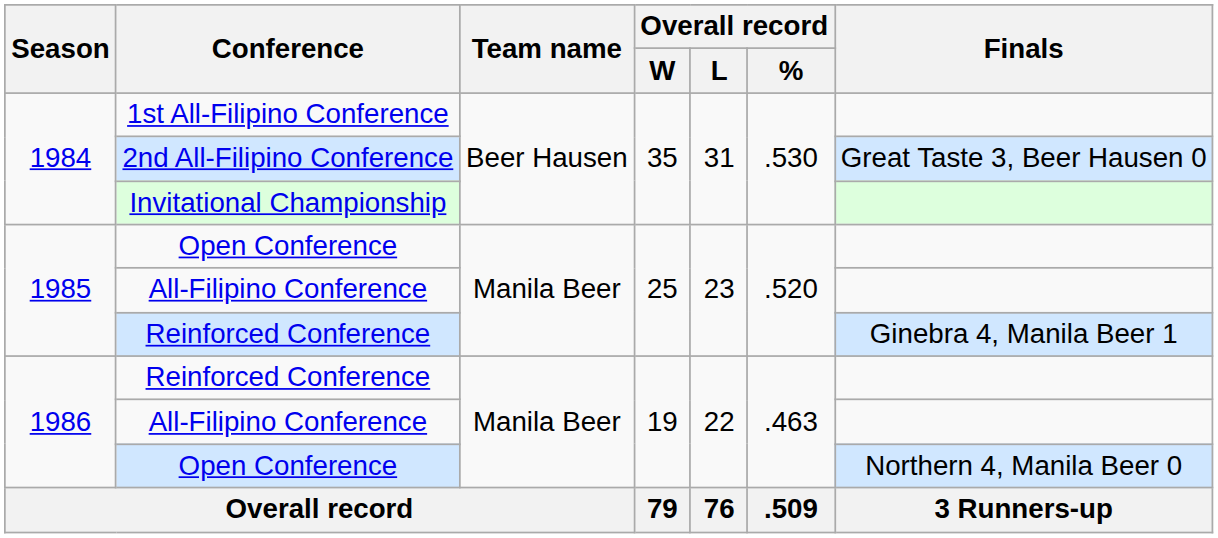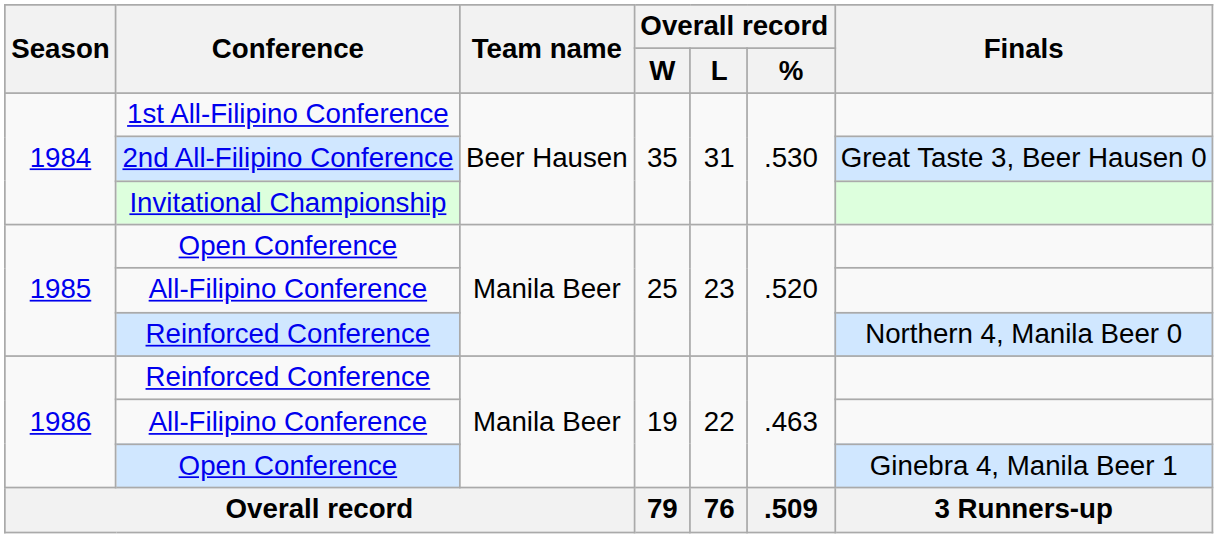(1024, 333) Ginebra 4, Manila Beer 1 -> (1024, 333) Northern 4, Manila Beer 0
(1024, 465) Northern 4, Manila Beer 0 -> (1024, 465) Ginebra 4, Manila Beer 1
